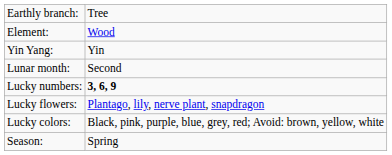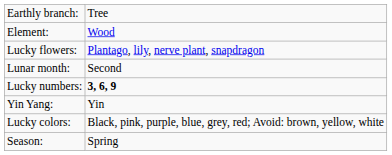rows swapped: (30, 50) <-> (42, 104)
